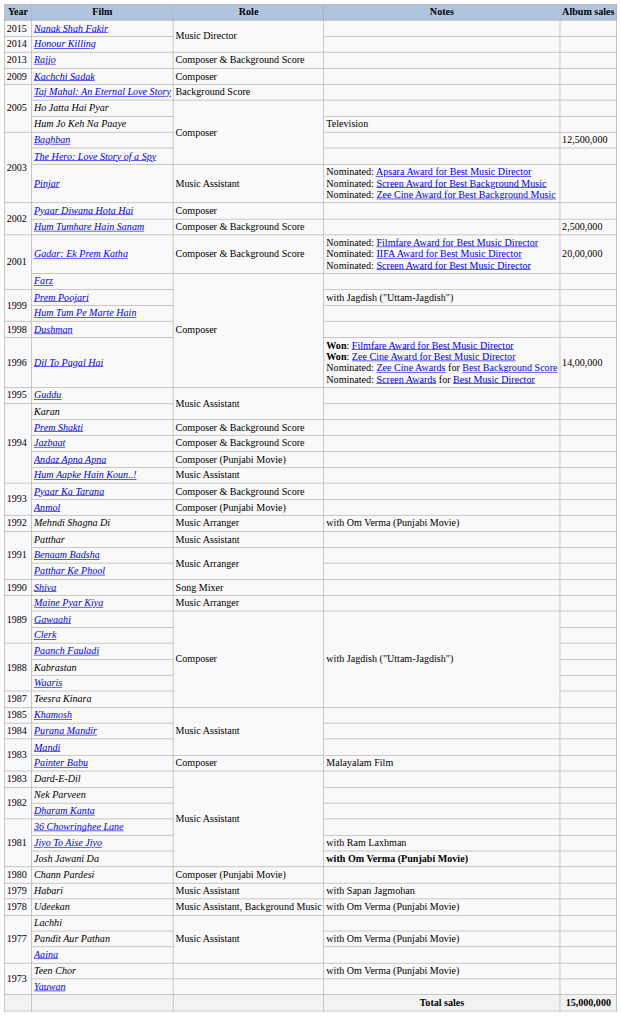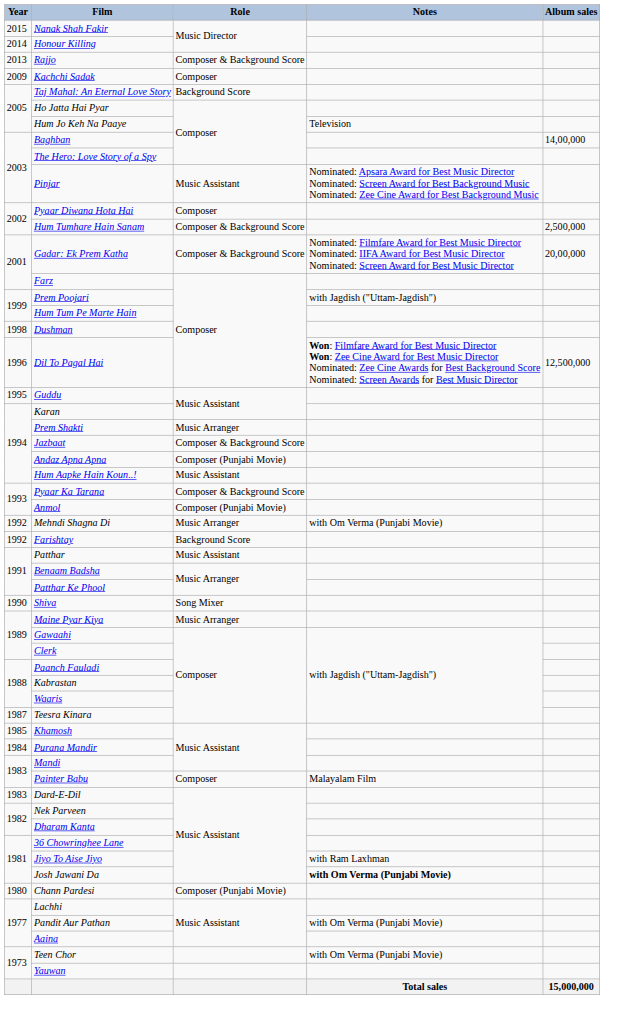(585, 140) 12,500,000 -> (565, 140) 14,00,000
(582, 362) 14,00,000 -> (568, 362) 12,500,000
(240, 427) Composer & Background Score -> (207, 427) Music Arranger
+ row: (54, 539)
- row: (49, 891)
- row: (52, 907)
